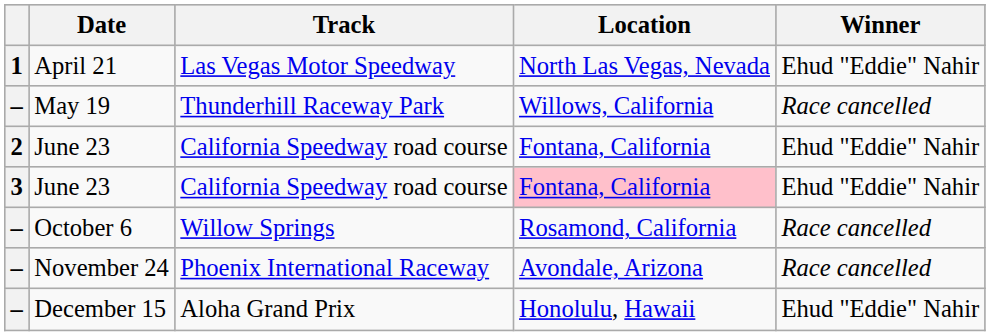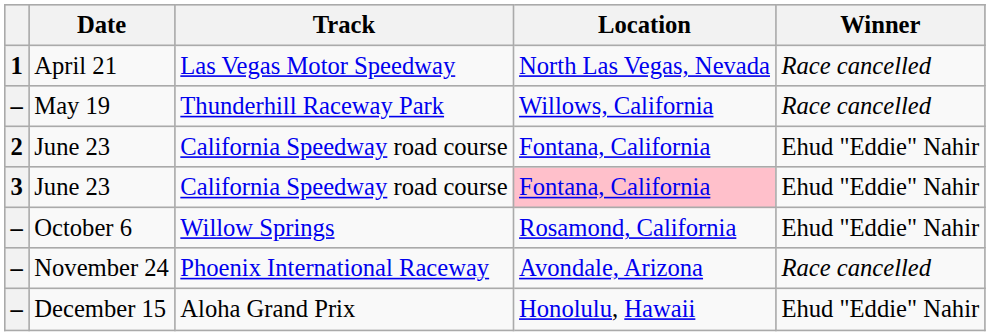(880, 65) Ehud "Eddie" Nahir -> (856, 65) Race cancelled
(856, 227) Race cancelled -> (880, 227) Ehud "Eddie" Nahir
